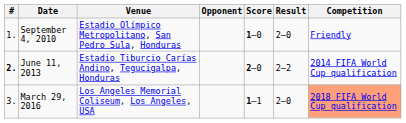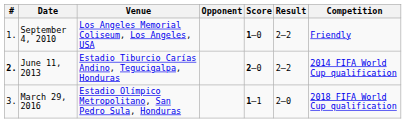(130, 35) Estadio Olímpico Metropolitano, San Pedro Sula, Honduras -> (135, 35) Los Angeles Memorial Coliseum, Los Angeles, USA
(283, 35) 2–0 -> (283, 35) 2–2
(135, 101) Los Angeles Memorial Coliseum, Los Angeles, USA -> (130, 101) Estadio Olímpico Metropolitano, San Pedro Sula, Honduras
(354, 101) lightsalmon background -> (354, 101) no background
